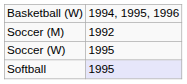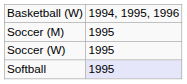(101, 32) 1992 -> (101, 32) 1995
